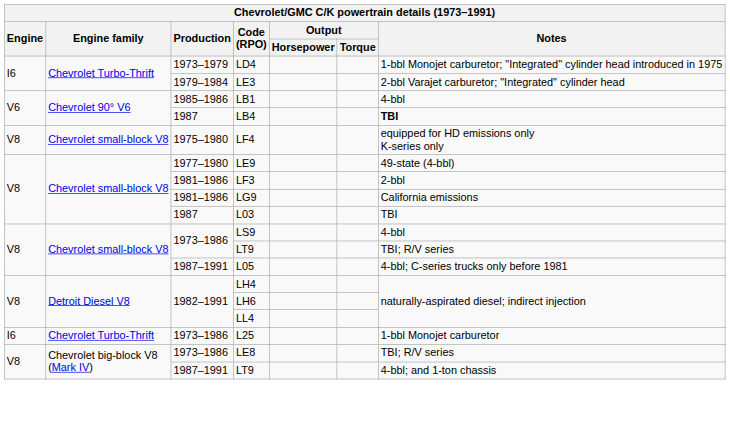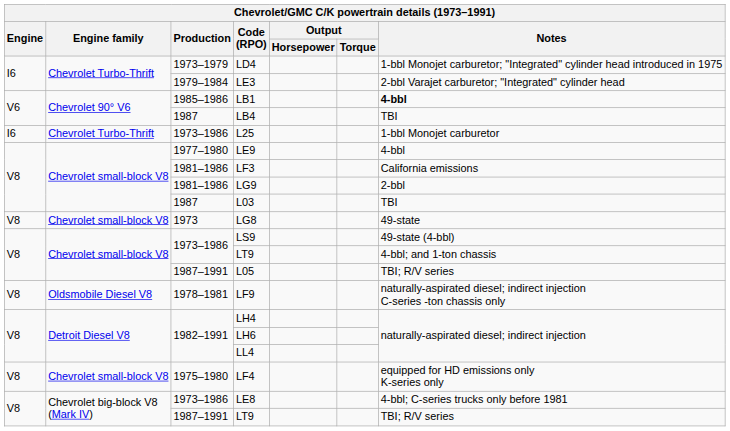(393, 99) normal -> (394, 99) bold
(389, 116) bold -> (389, 116) normal
rows swapped: (201, 335) <-> (201, 140)
(418, 163) 49-state (4-bbl) -> (393, 151) 4-bbl
(393, 180) 2-bbl -> (429, 168) California emissions
(429, 197) California emissions -> (393, 185) 2-bbl
+ row: (186, 220)
(393, 232) 4-bbl -> (418, 237) 49-state (4-bbl)
(417, 249) TBI; R/V series -> (438, 254) 4-bbl; and 1-ton chassis
(474, 266) 4-bbl; C-series trucks only before 1981 -> (417, 271) TBI; R/V series
+ row: (201, 295)
(417, 353) TBI; R/V series -> (474, 399) 4-bbl; C-series trucks only before 1981
(438, 370) 4-bbl; and 1-ton chassis -> (417, 417) TBI; R/V series
